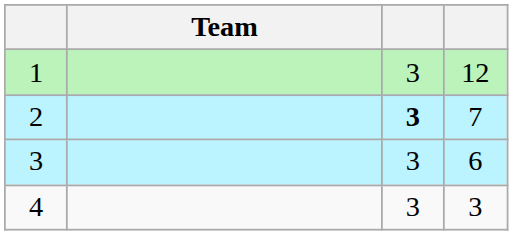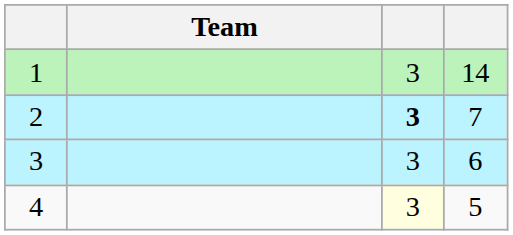(475, 71) 12 -> (475, 71) 14
(413, 206) no background -> (413, 206) lightyellow background
(475, 206) 3 -> (475, 206) 5
